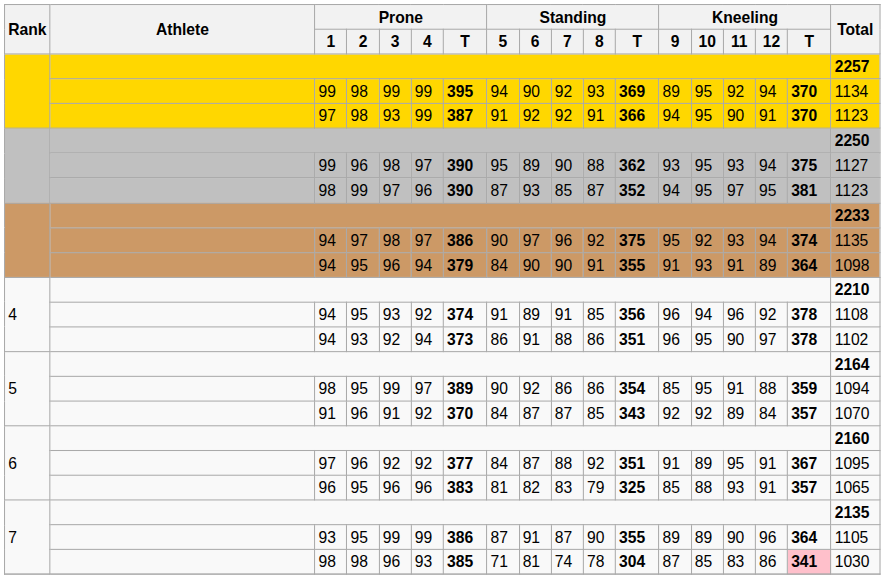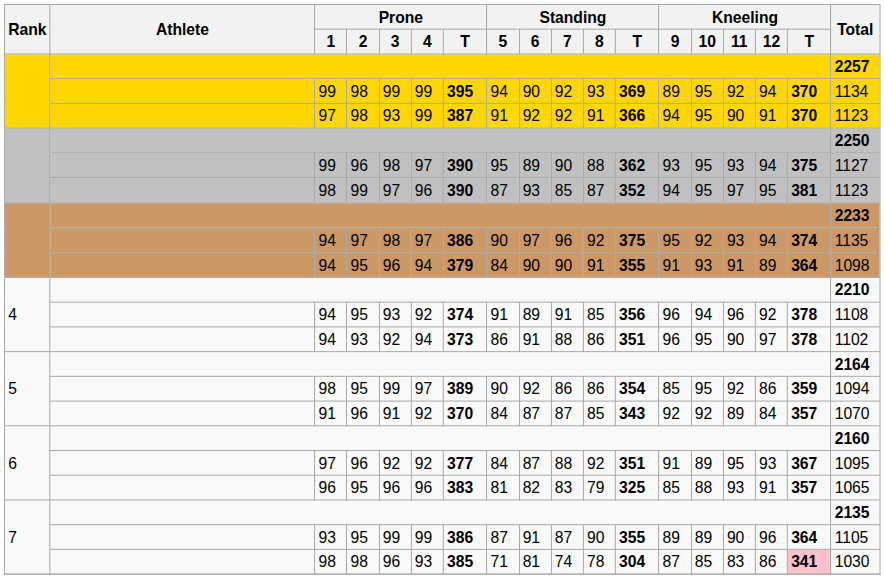(736, 389) 91 -> (736, 389) 92
(768, 389) 88 -> (768, 389) 86
(768, 463) 91 -> (768, 463) 93
